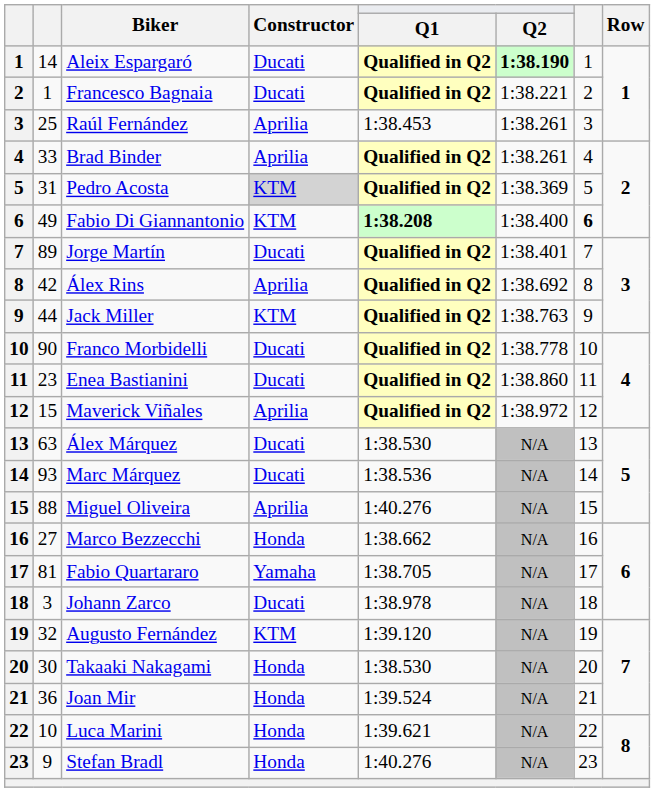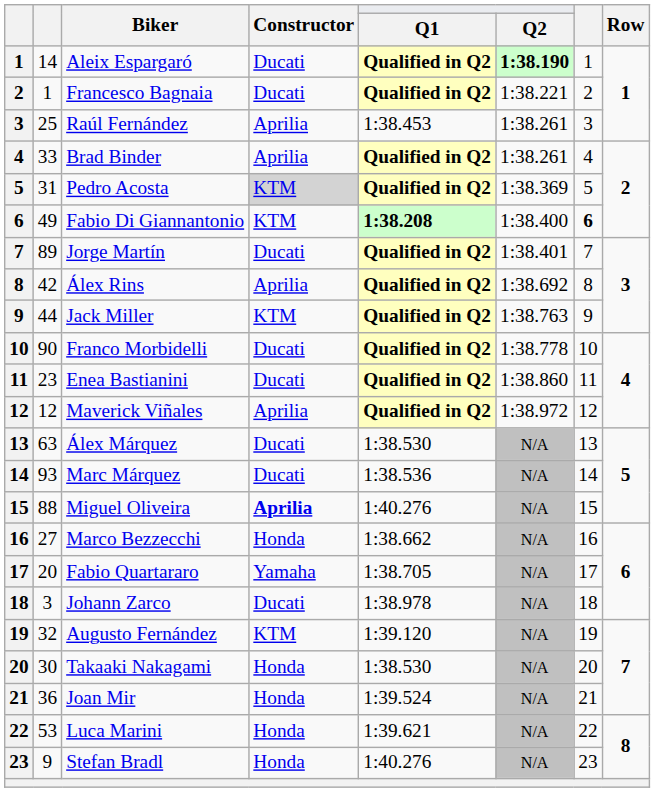(47, 411) 15 -> (47, 411) 12
(281, 507) normal -> (283, 507) bold
(47, 570) 81 -> (47, 570) 20
(47, 730) 10 -> (47, 730) 53
